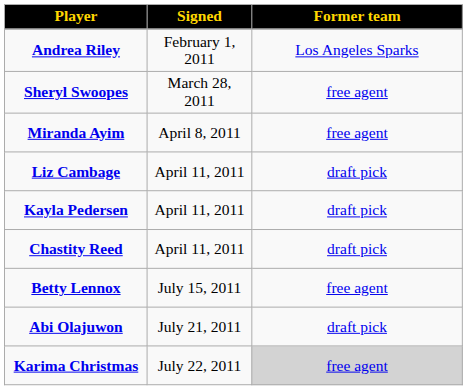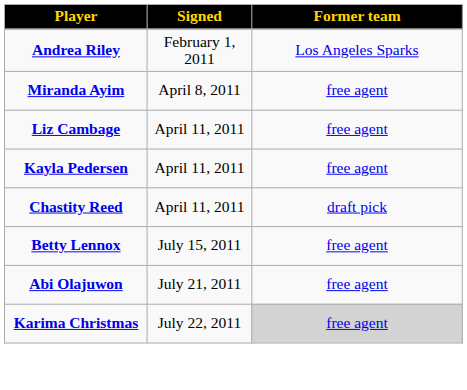- row: (76, 92)
(357, 171) draft pick -> (357, 129) free agent
(357, 210) draft pick -> (357, 168) free agent
(357, 326) draft pick -> (357, 284) free agent
